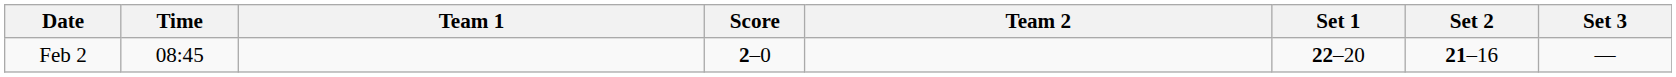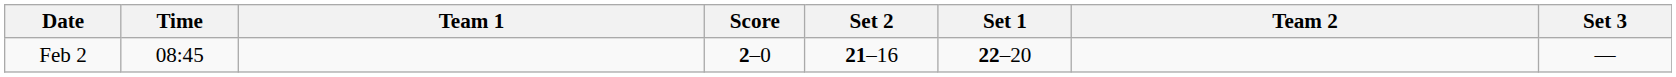columns swapped: (1038, 21) <-> (1472, 21)
